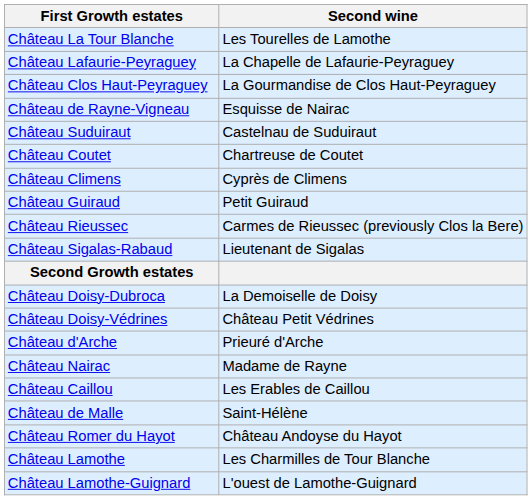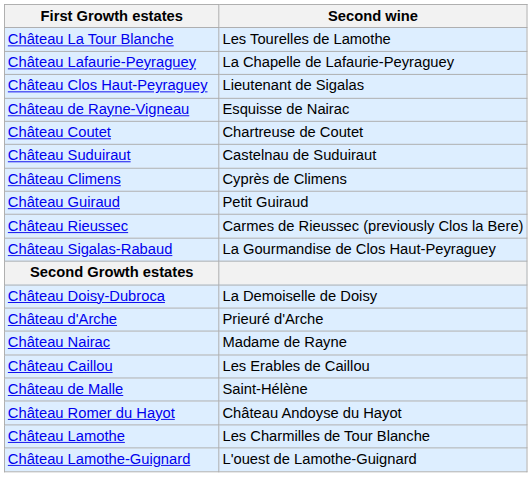(359, 86) La Gourmandise de Clos Haut-Peyraguey -> (293, 86) Lieutenant de Sigalas
rows swapped: (69, 132) <-> (59, 156)
(293, 249) Lieutenant de Sigalas -> (359, 249) La Gourmandise de Clos Haut-Peyraguey
- row: (88, 319)
